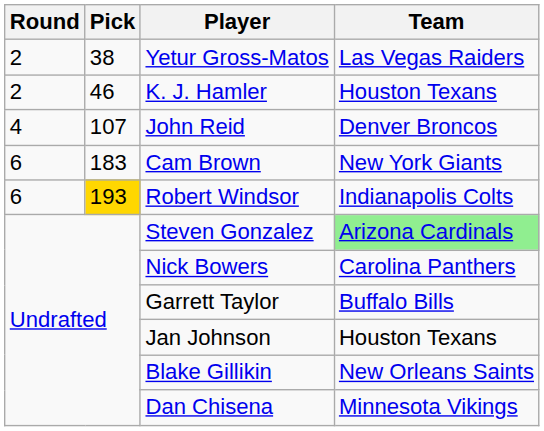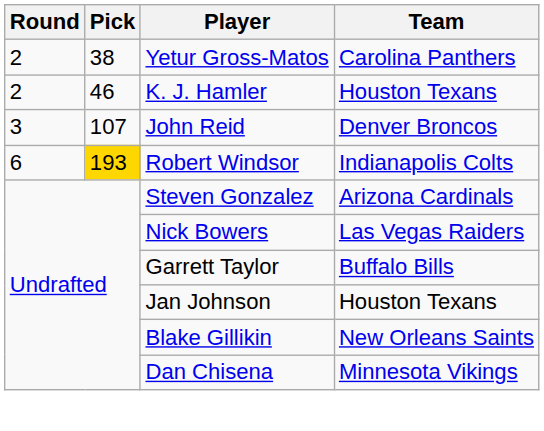(432, 57) Las Vegas Raiders -> (427, 57) Carolina Panthers
(16, 127) 4 -> (16, 127) 3
- row: (203, 162)
(426, 232) lightgreen background -> (426, 197) no background
(427, 267) Carolina Panthers -> (432, 232) Las Vegas Raiders
